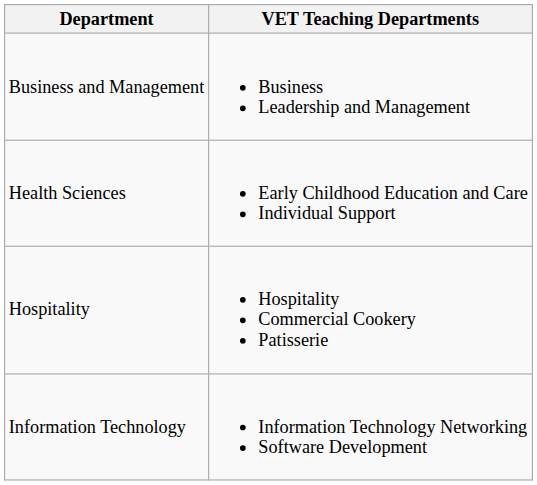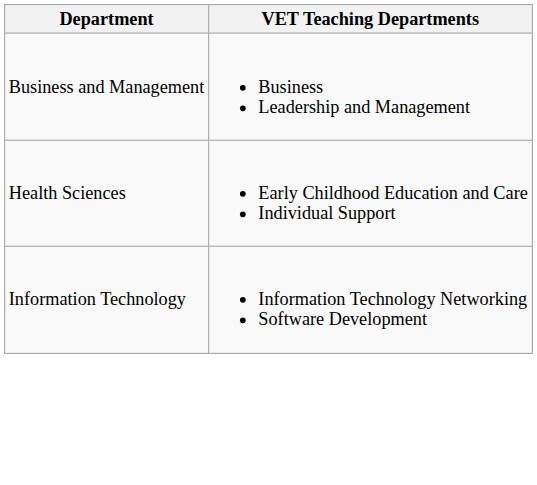- row: (49, 309)
